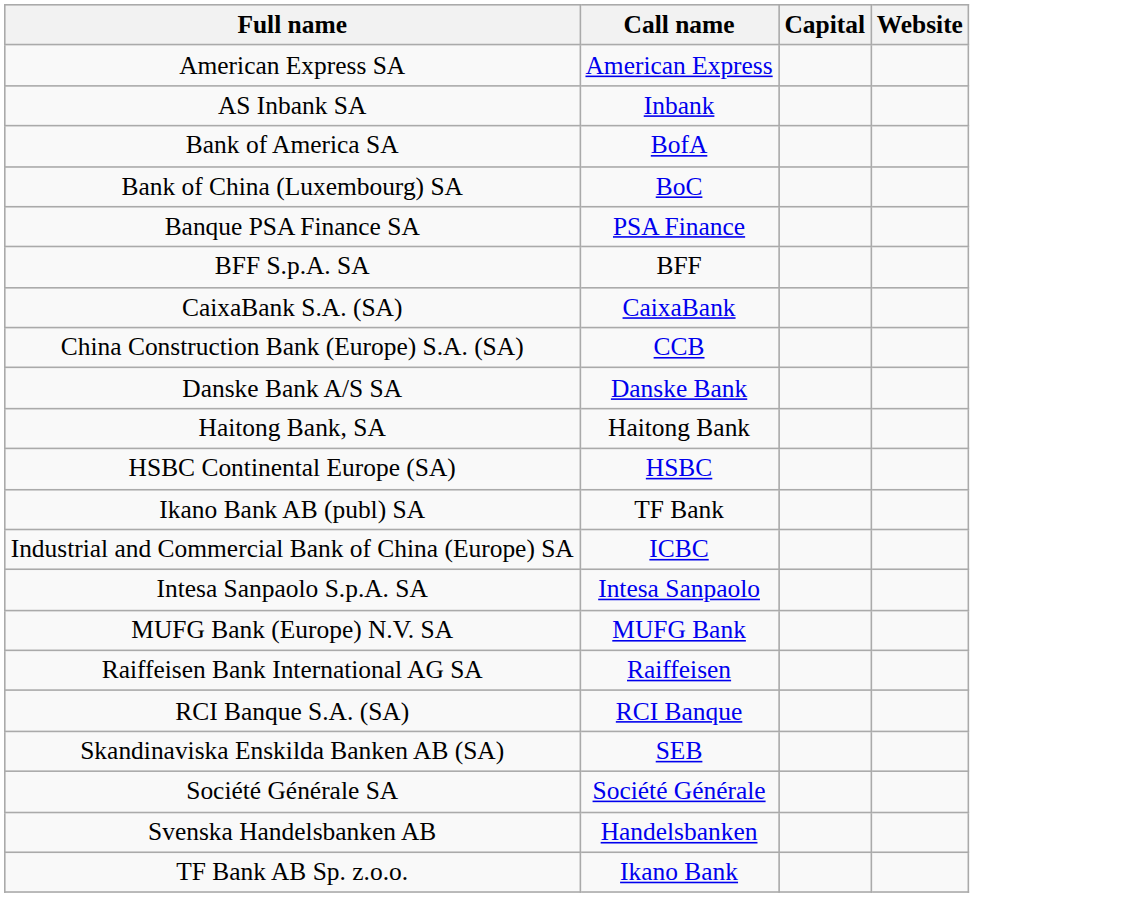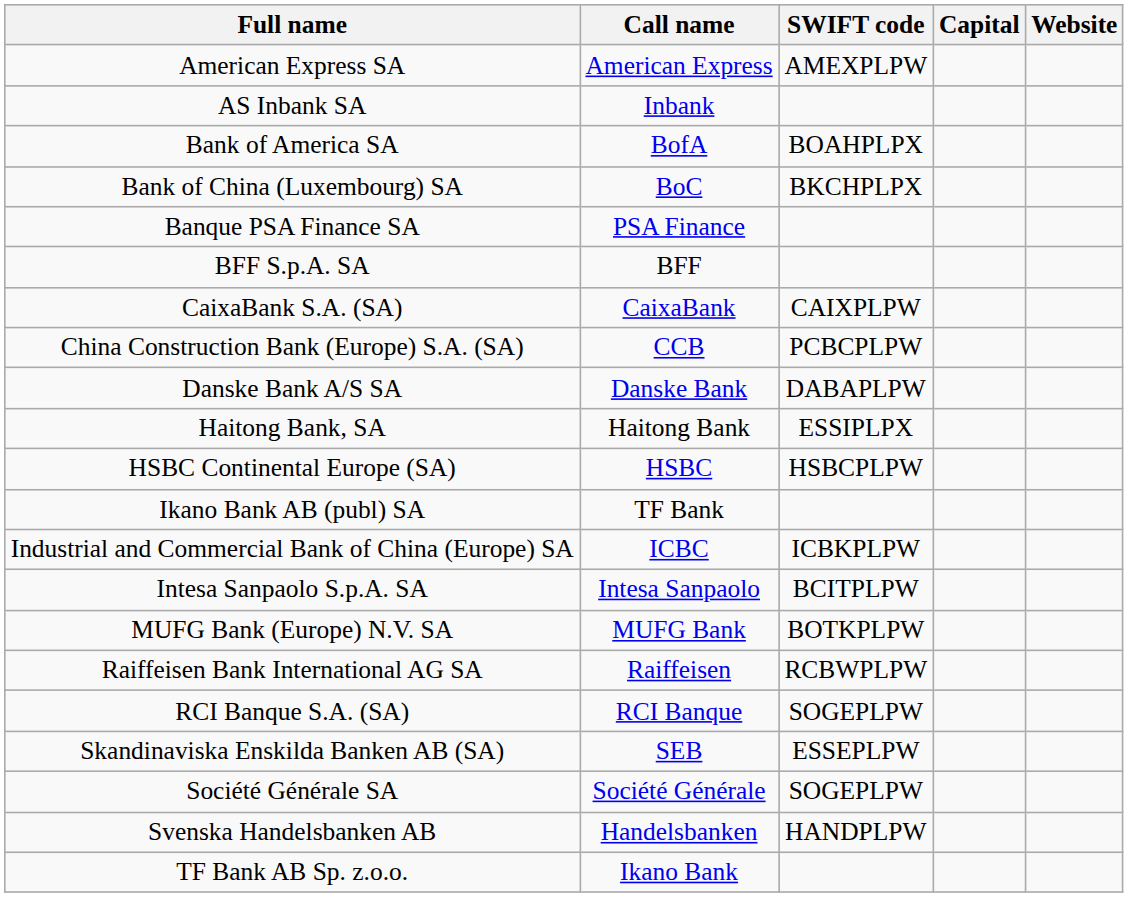+ column: (856, 24)
